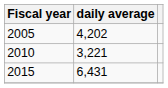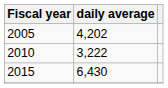(92, 53) 3,221 -> (92, 53) 3,222
(92, 72) 6,431 -> (92, 72) 6,430
